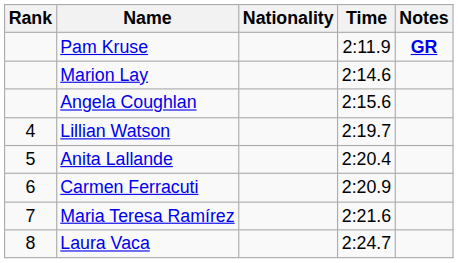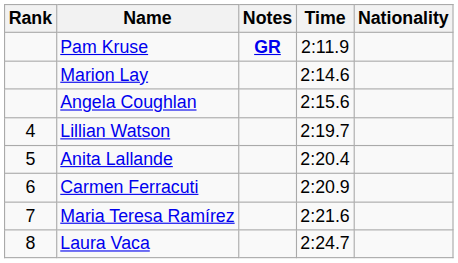columns swapped: (288, 18) <-> (424, 18)
